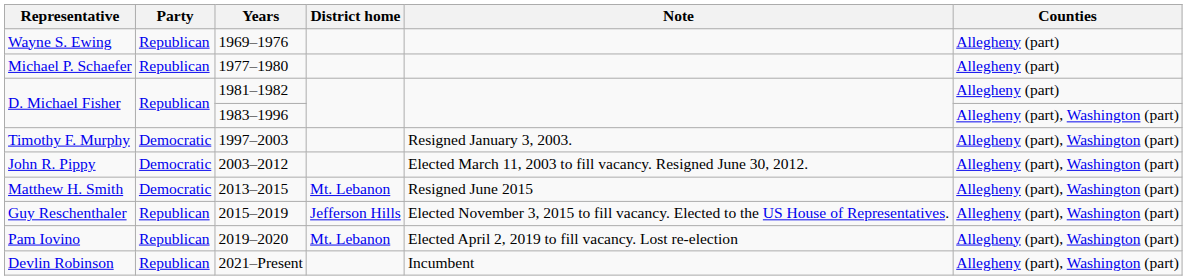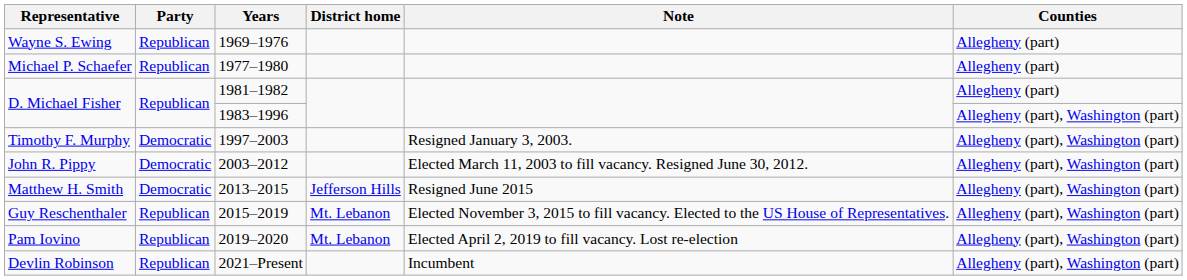(350, 189) Mt. Lebanon -> (355, 189) Jefferson Hills
(355, 213) Jefferson Hills -> (350, 213) Mt. Lebanon
